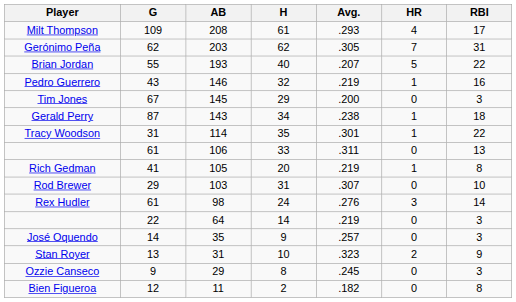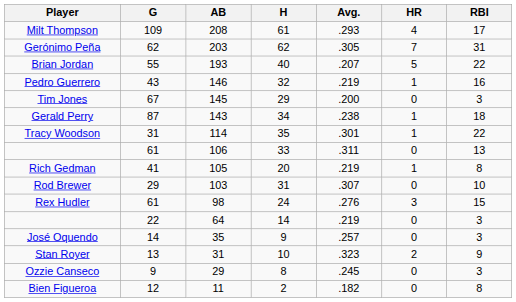(479, 202) 14 -> (479, 202) 15
